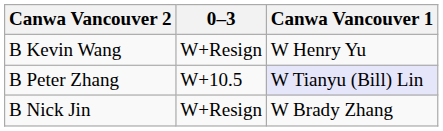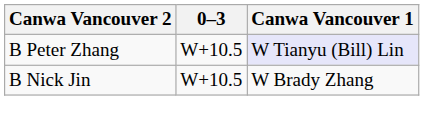- row: (65, 49)
(221, 110) W+Resign -> (211, 79) W+10.5
